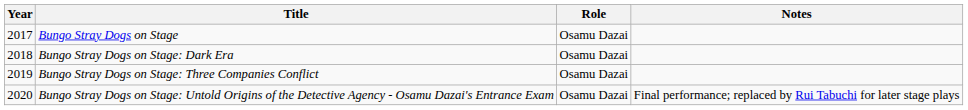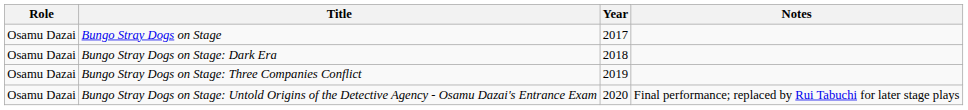columns swapped: (20, 14) <-> (594, 14)
